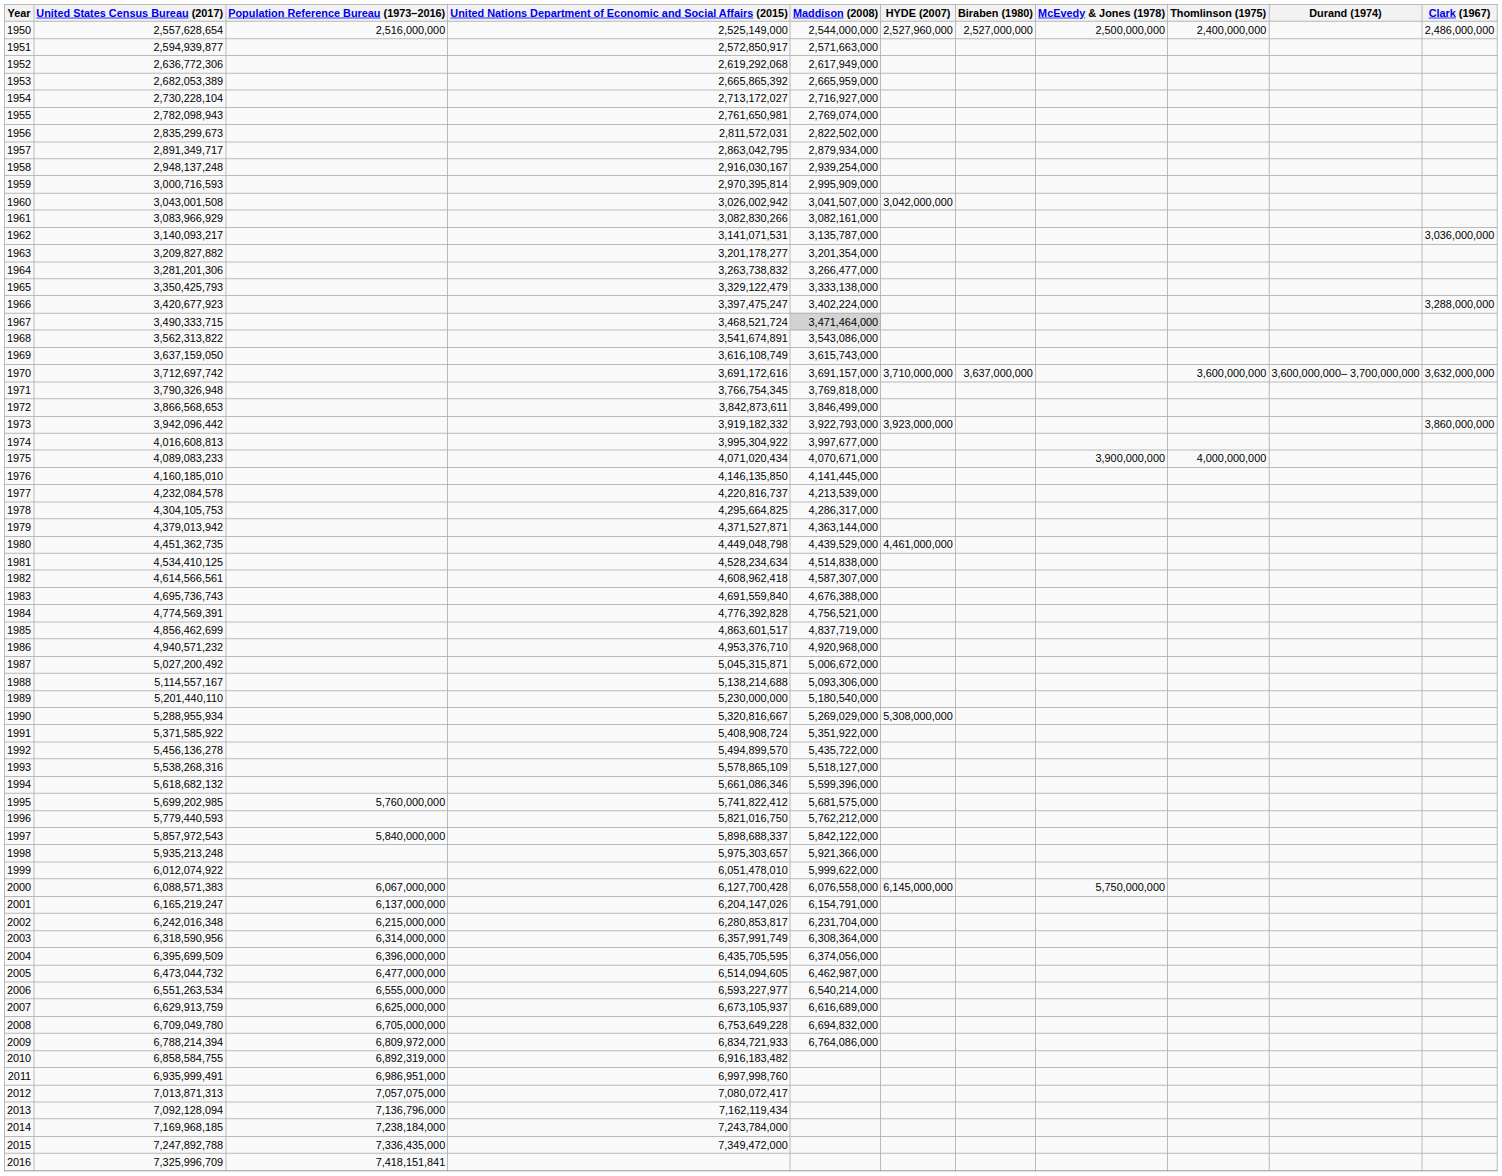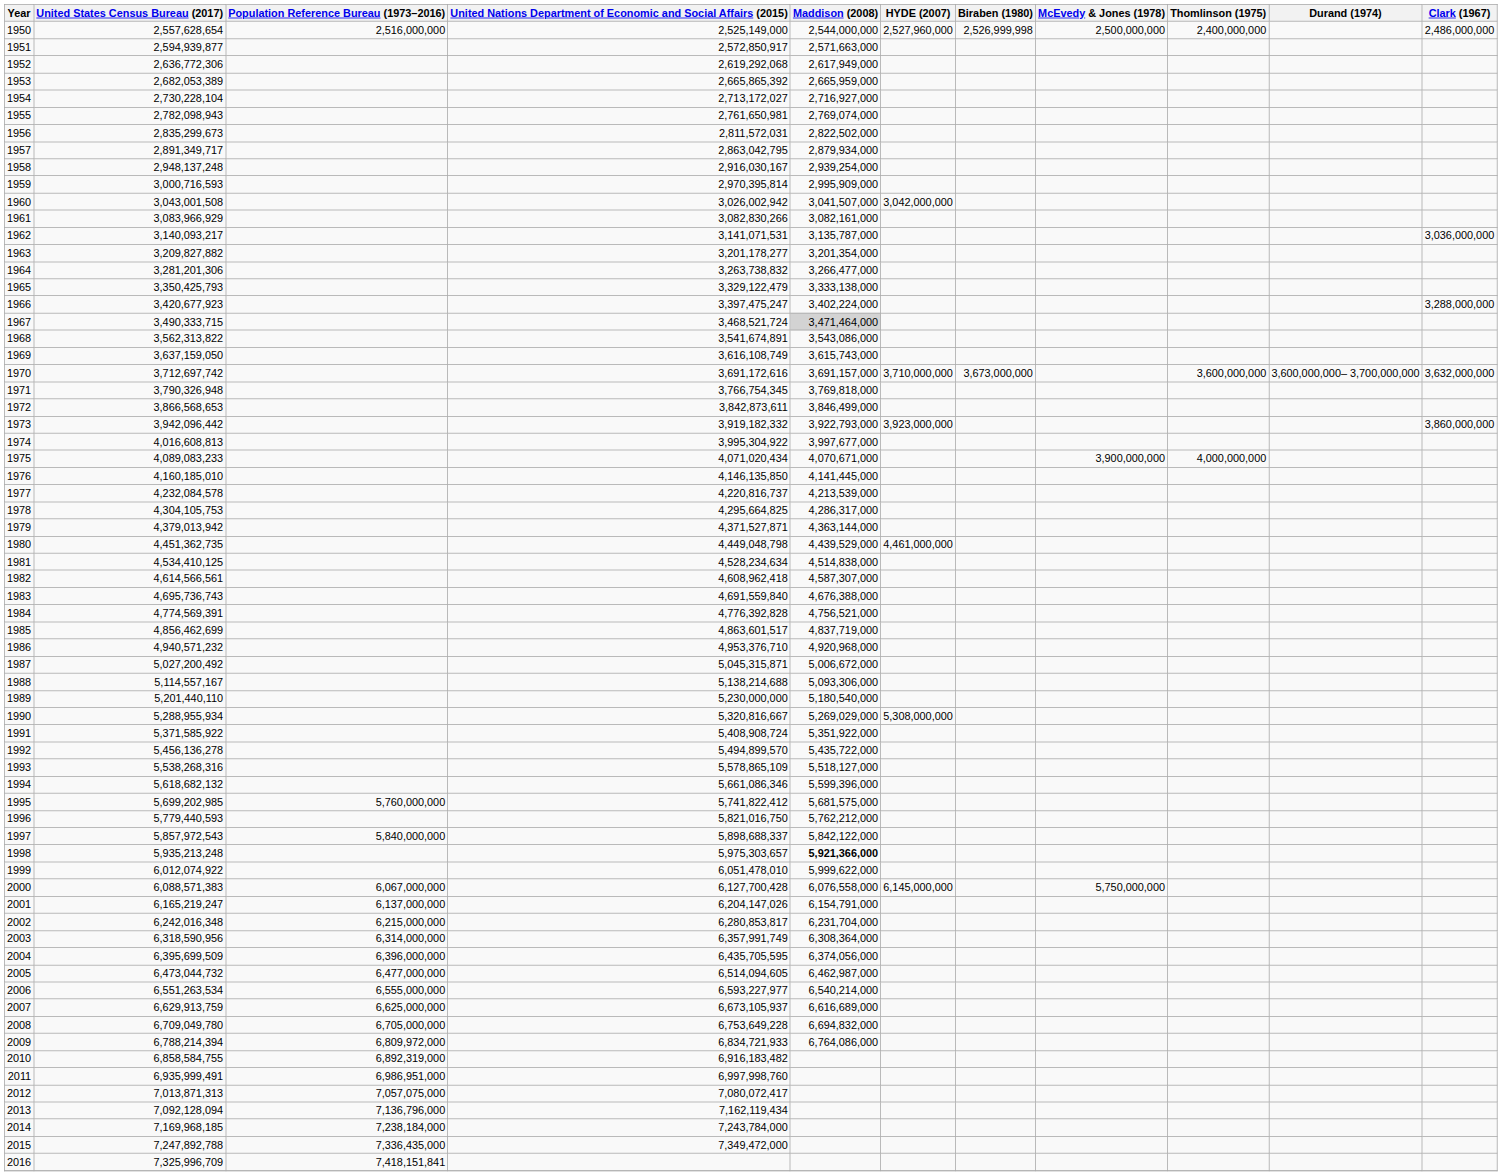(998, 30) 2,527,000,000 -> (998, 30) 2,526,999,998
(998, 373) 3,637,000,000 -> (998, 373) 3,673,000,000
(843, 853) normal -> (843, 853) bold
